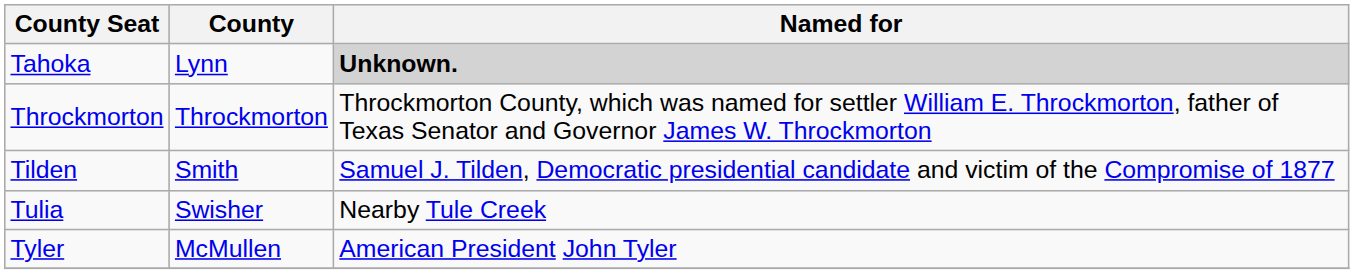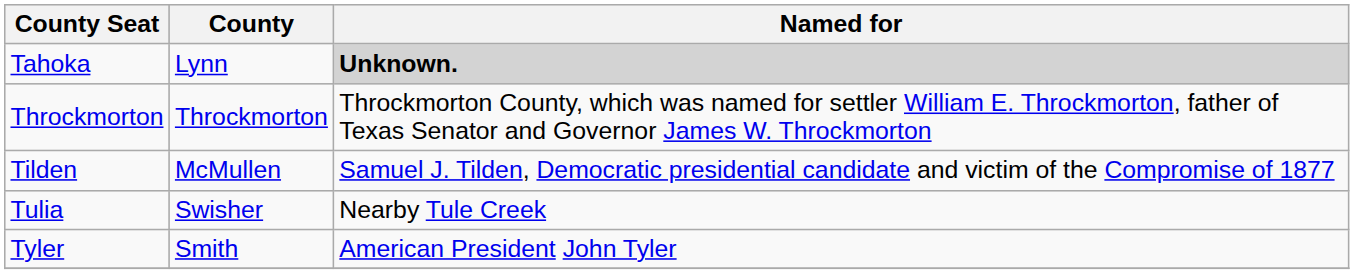(207, 170) Smith -> (228, 170) McMullen
(228, 248) McMullen -> (207, 248) Smith
